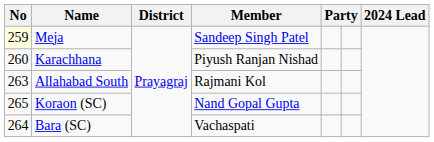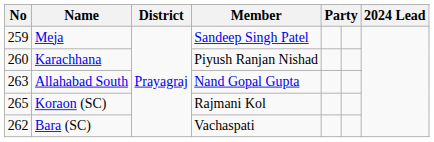(18, 37) lightyellow background -> (18, 37) no background
(230, 81) Rajmani Kol -> (247, 81) Nand Gopal Gupta
(247, 103) Nand Gopal Gupta -> (230, 103) Rajmani Kol
(18, 125) 264 -> (18, 125) 262
